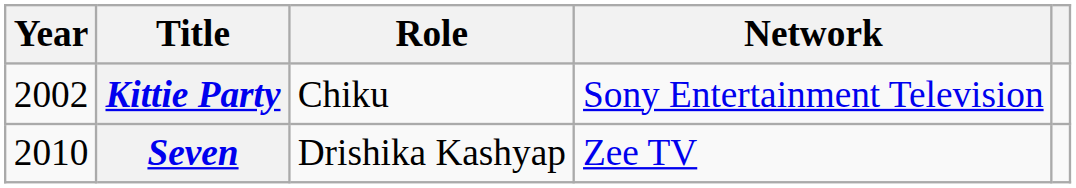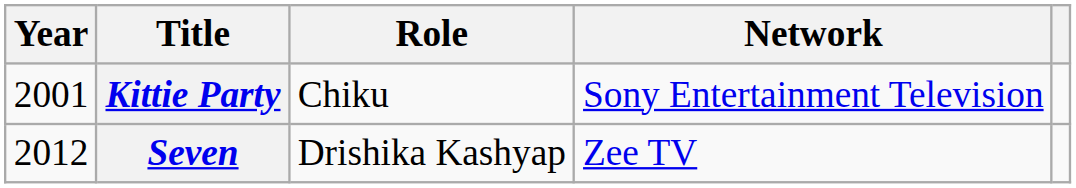(51, 93) 2002 -> (51, 93) 2001
(51, 152) 2010 -> (51, 152) 2012
